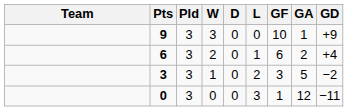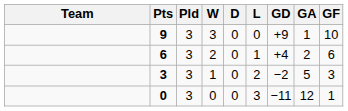columns swapped: (279, 14) <-> (330, 14)
